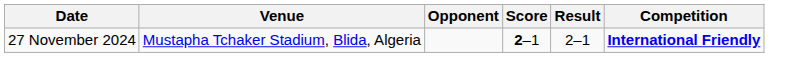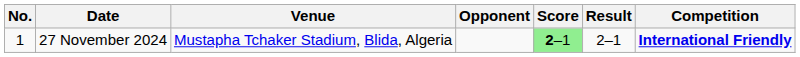+ column: (20, 16)
(527, 40) no background -> (558, 40) lightgreen background
